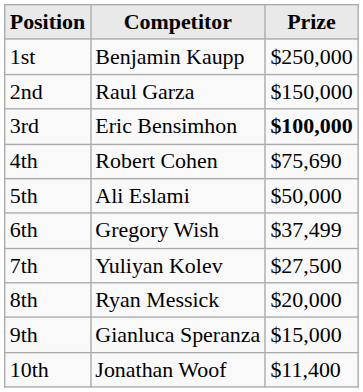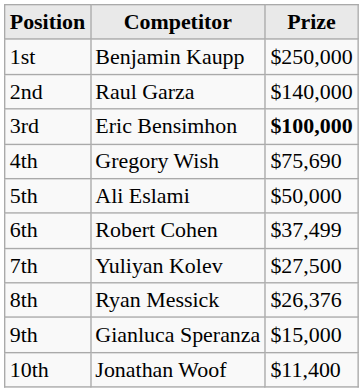(312, 91) $150,000 -> (312, 91) $140,000
(157, 160) Robert Cohen -> (157, 160) Gregory Wish
(157, 230) Gregory Wish -> (157, 230) Robert Cohen
(306, 299) $20,000 -> (306, 299) $26,376
